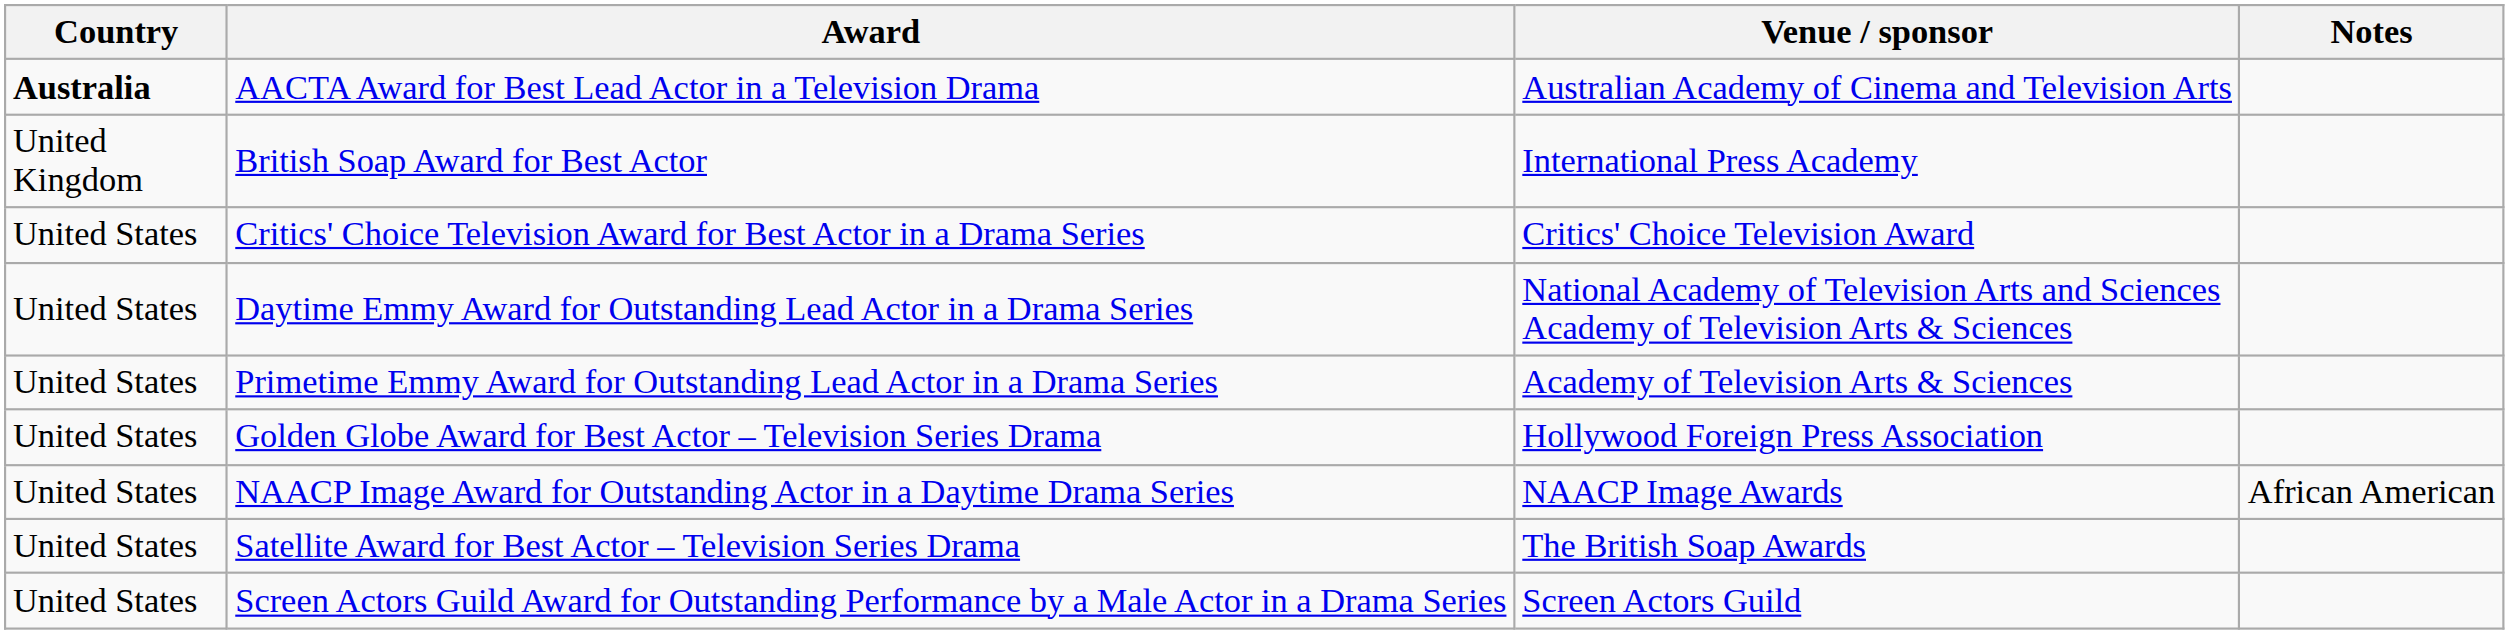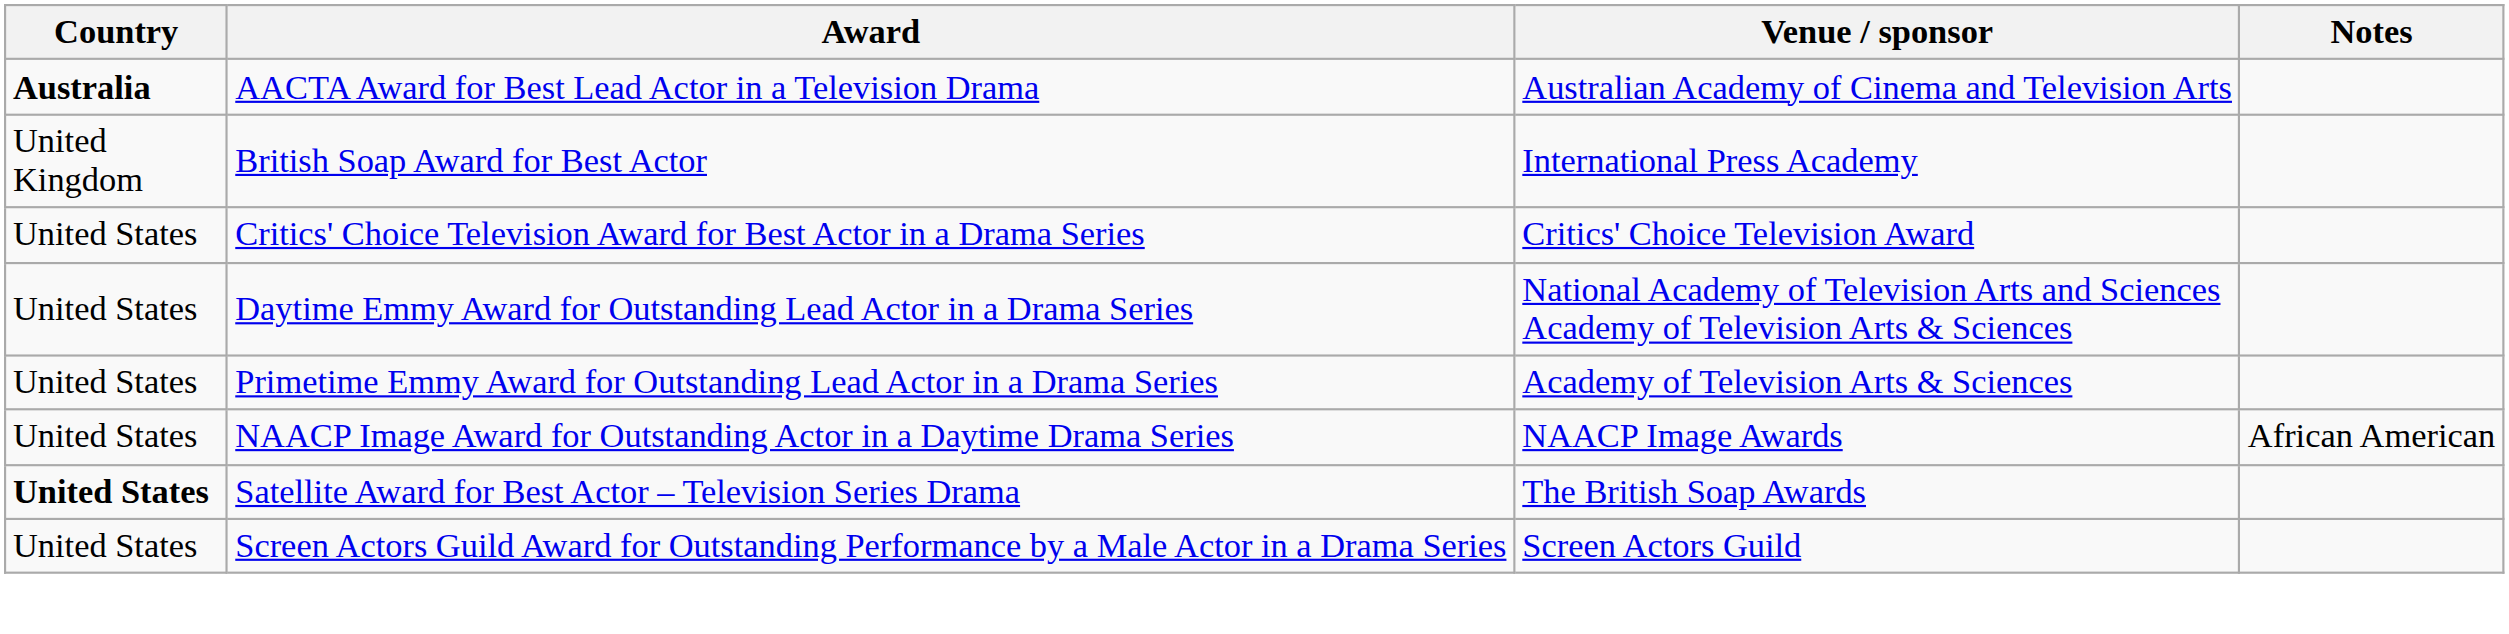- row: (668, 436)
(105, 545) normal -> (111, 491) bold
